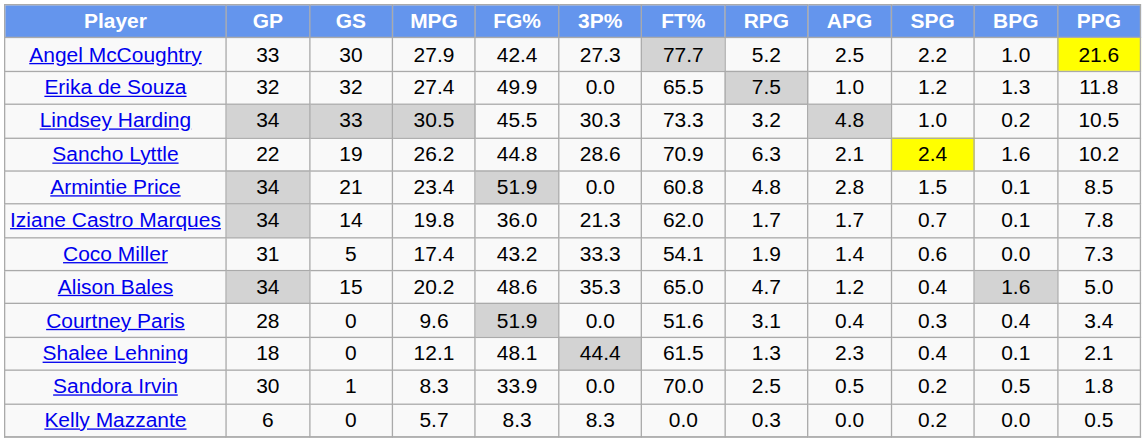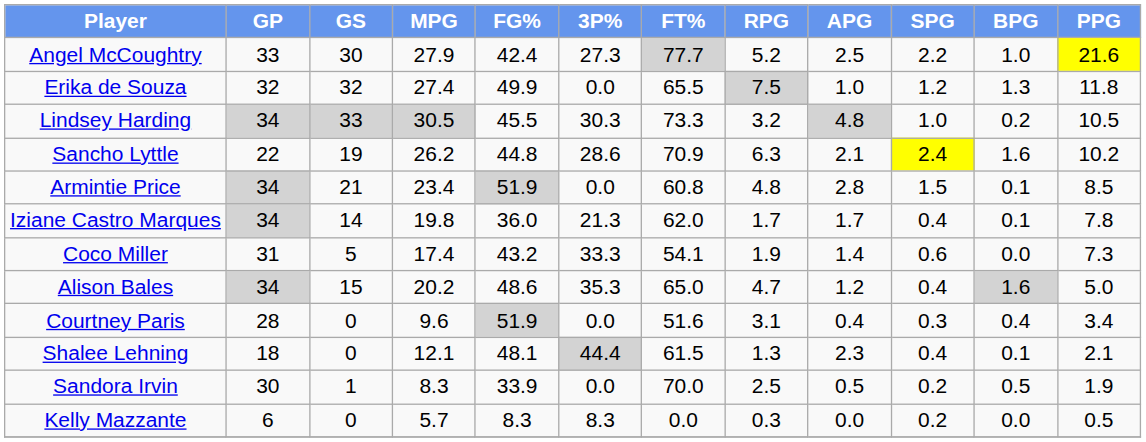(933, 220) 0.7 -> (933, 220) 0.4
(1099, 386) 1.8 -> (1099, 386) 1.9
